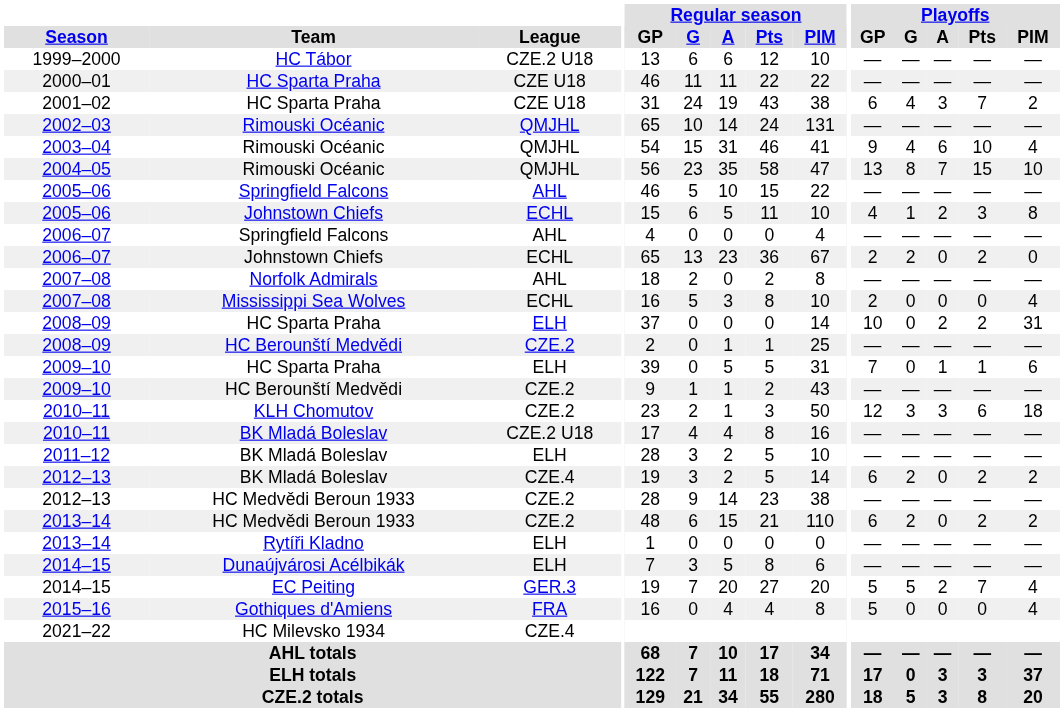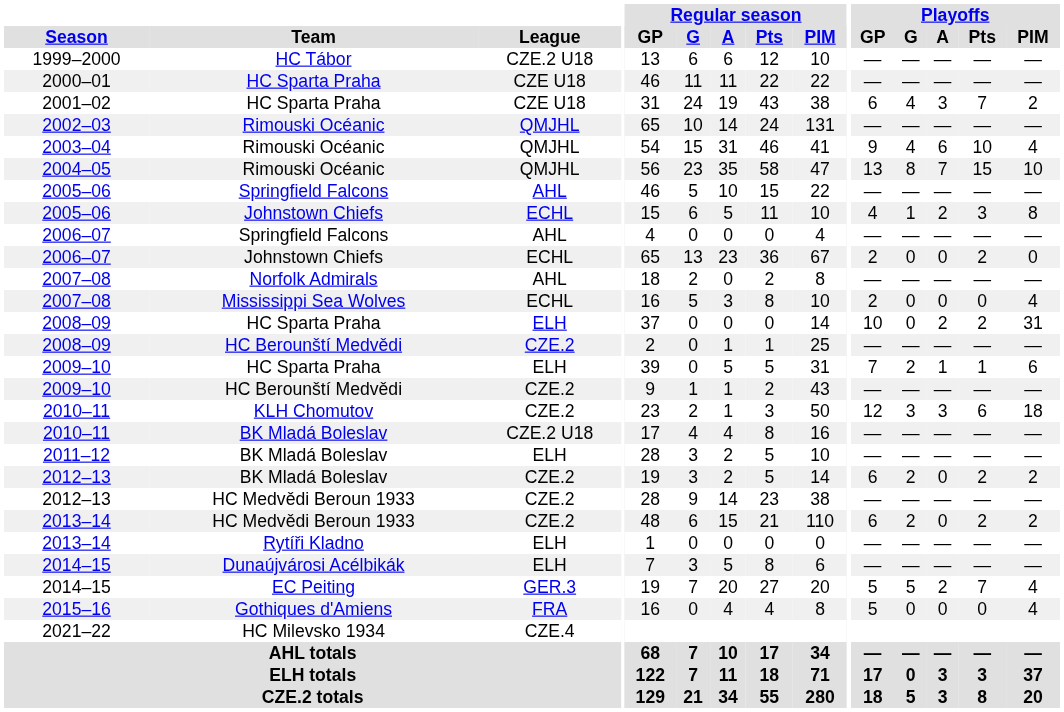(911, 256) 2 -> (911, 256) 0
(911, 366) 0 -> (911, 366) 2
(550, 476) CZE.4 -> (550, 476) CZE.2
